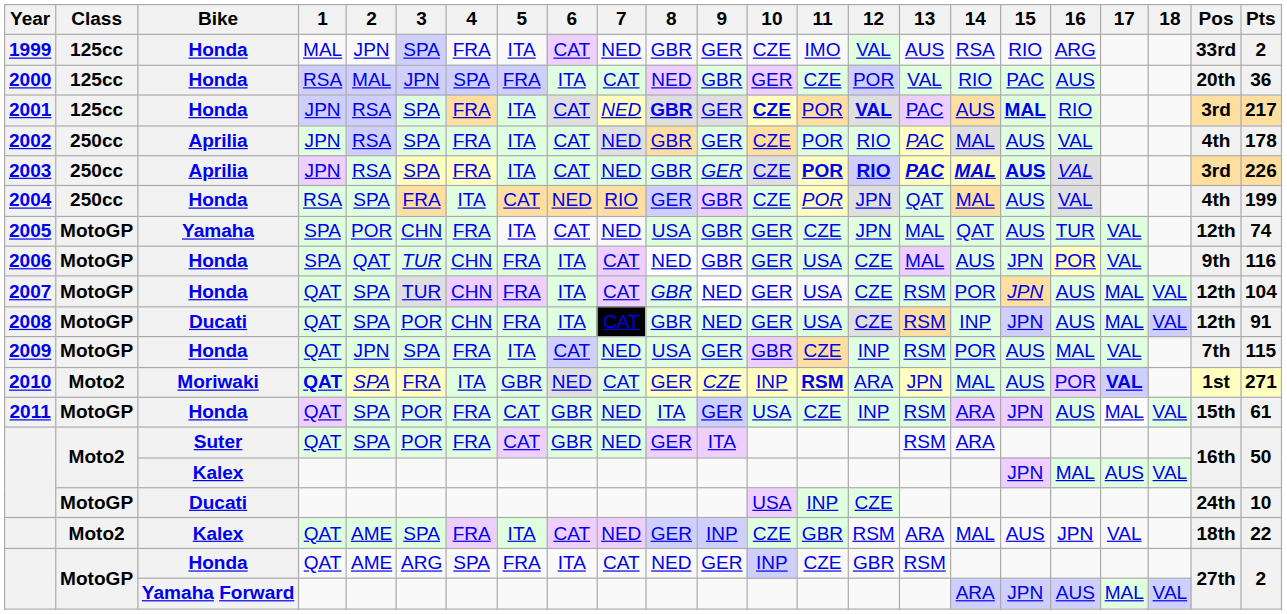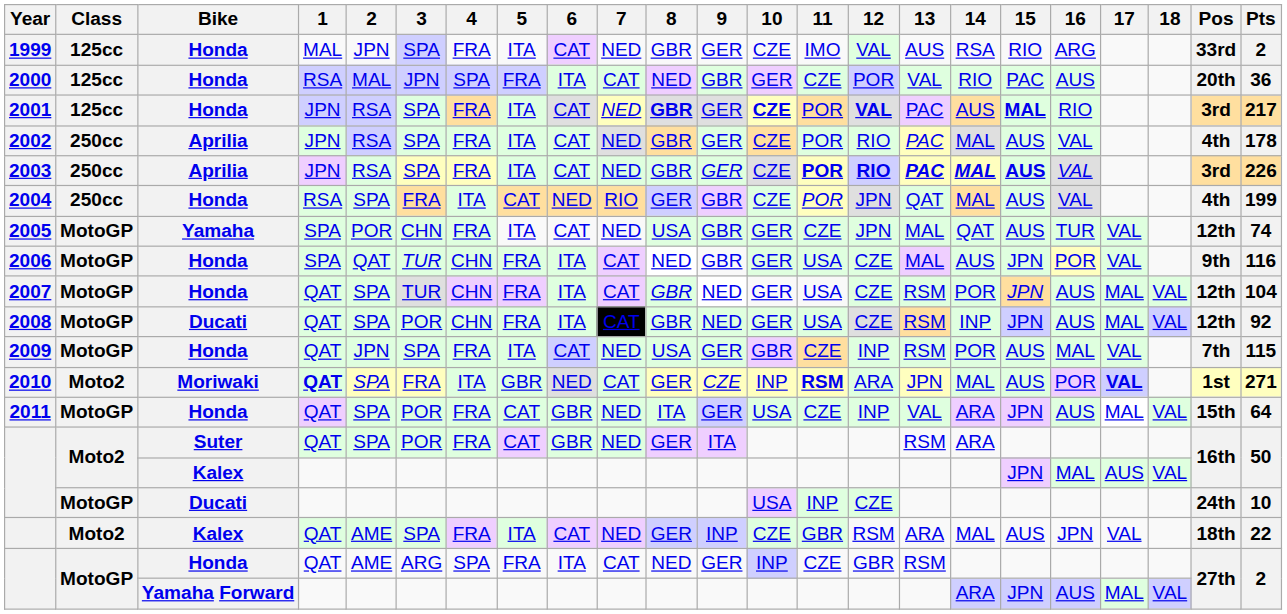(1261, 321) 91 -> (1261, 321) 92
(925, 412) RSM -> (925, 412) VAL
(1261, 412) 61 -> (1261, 412) 64
